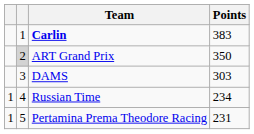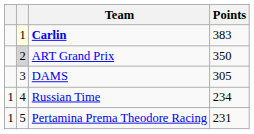(23, 35) no background -> (23, 35) lightyellow background
(222, 76) 303 -> (222, 76) 305
